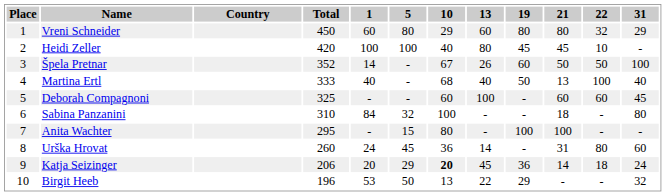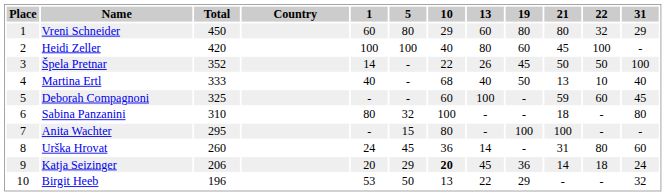columns swapped: (248, 14) <-> (326, 14)
(524, 48) 45 -> (524, 48) 60
(602, 48) 10 -> (602, 48) 100
(447, 64) 67 -> (447, 64) 22
(524, 64) 60 -> (524, 64) 45
(602, 81) 100 -> (602, 81) 10
(563, 98) 60 -> (563, 98) 59
(369, 114) 84 -> (369, 114) 80
